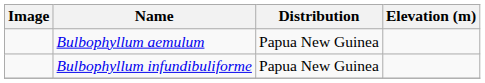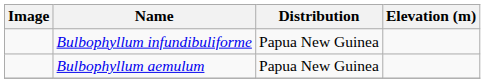rows swapped: (131, 41) <-> (154, 66)
